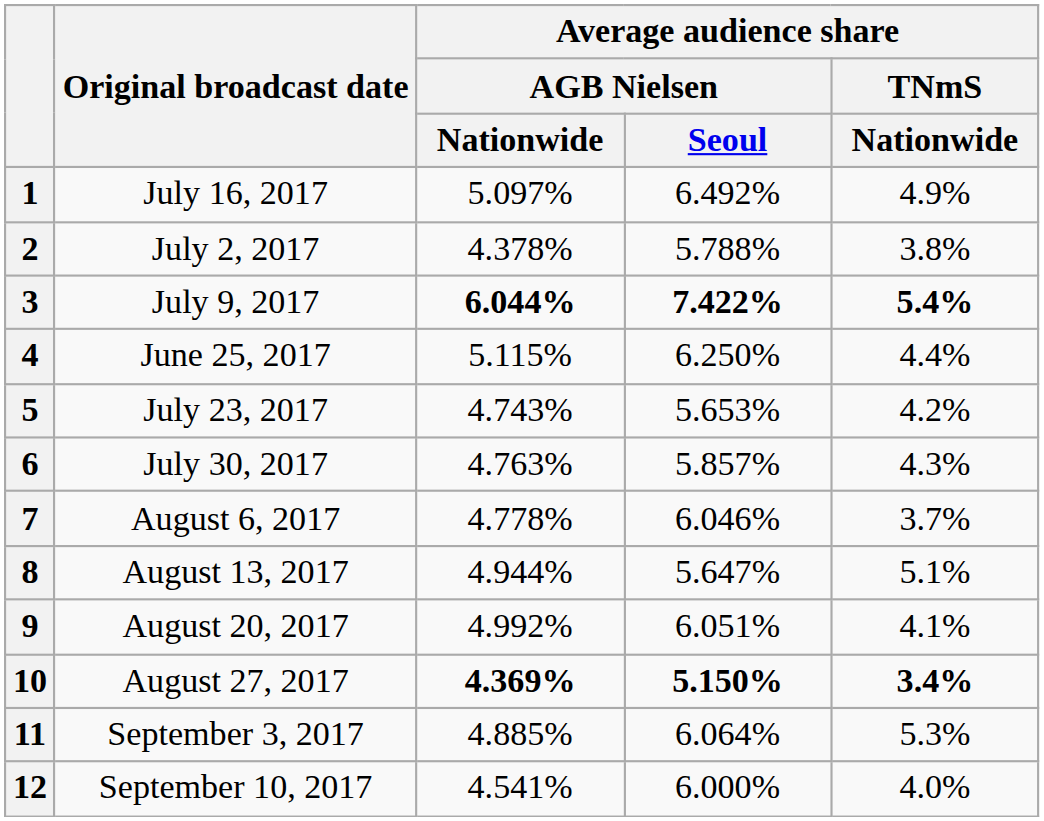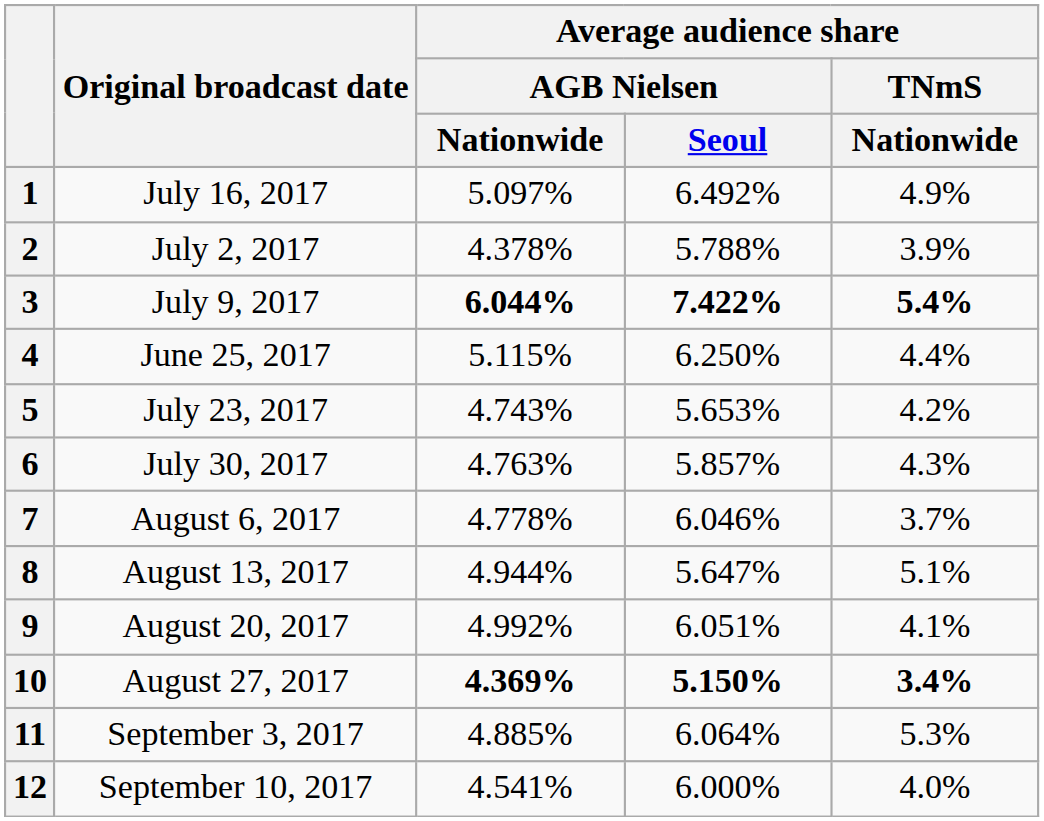(935, 247) 3.8% -> (935, 247) 3.9%
